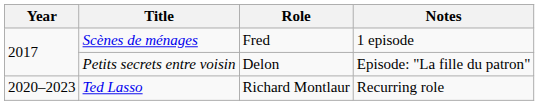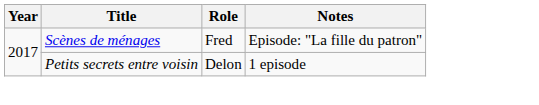(385, 40) 1 episode -> (335, 40) Episode: "La fille du patron"
(444, 64) Episode: "La fille du patron" -> (277, 64) 1 episode
- row: (113, 87)
